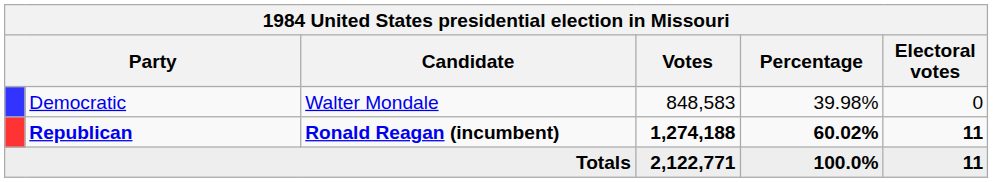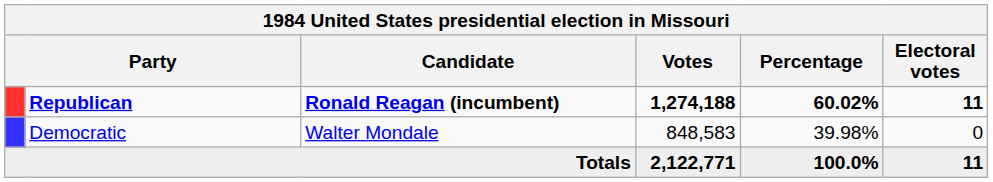rows swapped: (81, 132) <-> (78, 102)
